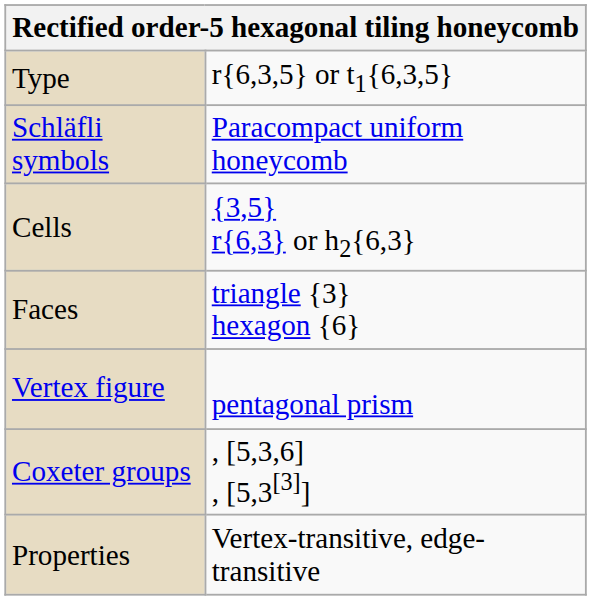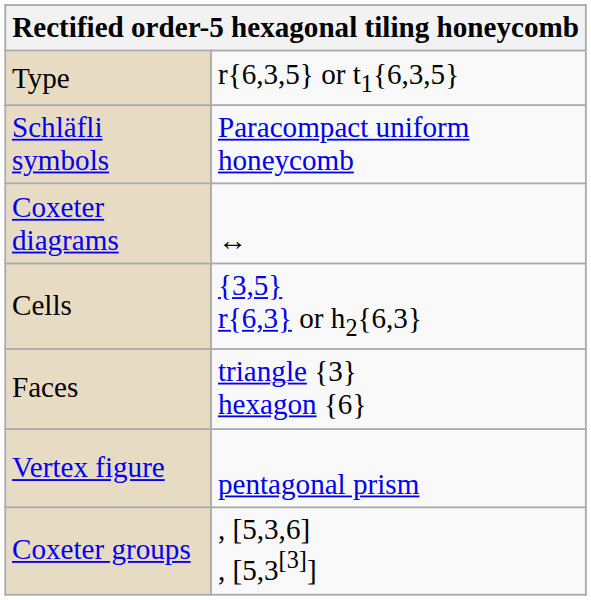+ row: (65, 223)
- row: (71, 554)
